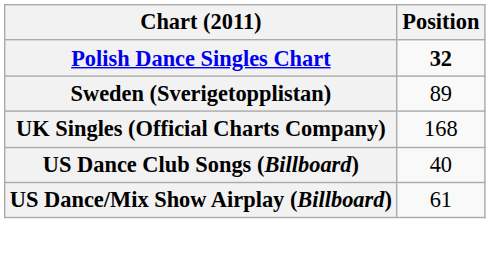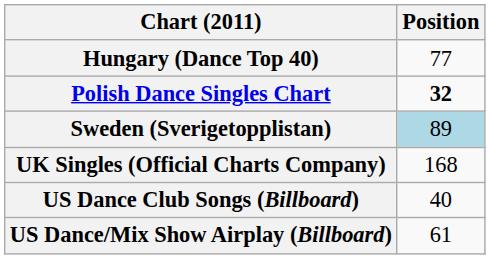+ row: (201, 57)
(441, 93) no background -> (441, 128) lightblue background
